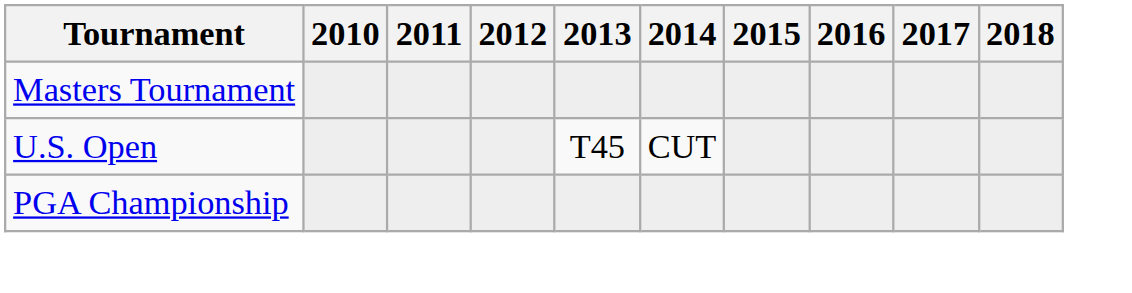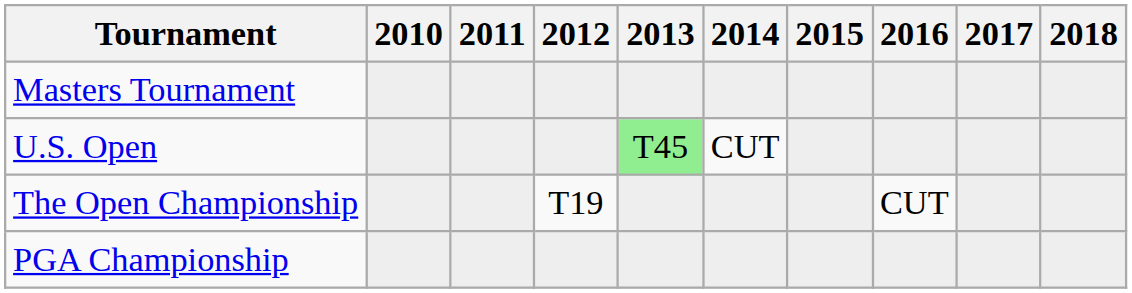(597, 146) no background -> (660, 146) lightgreen background
+ row: (186, 202)
